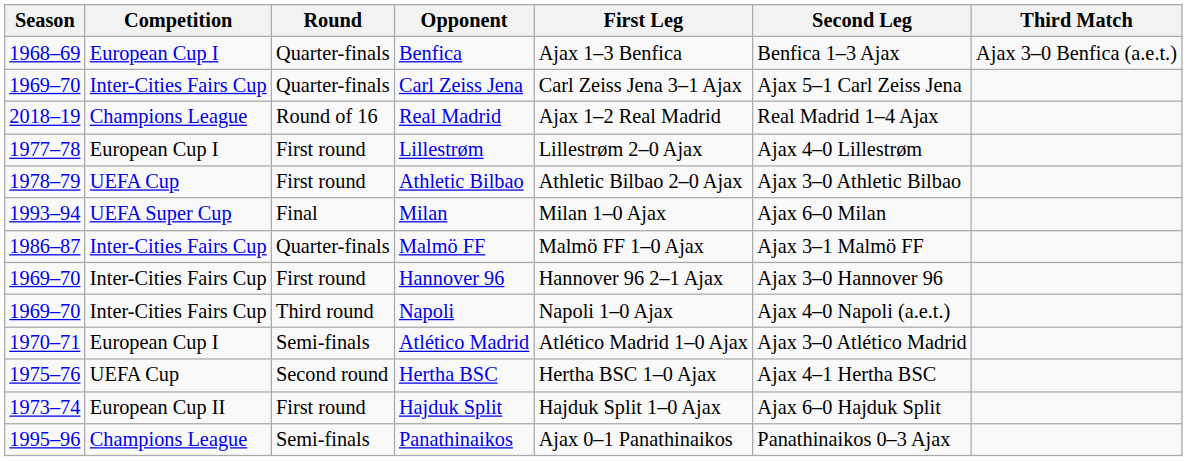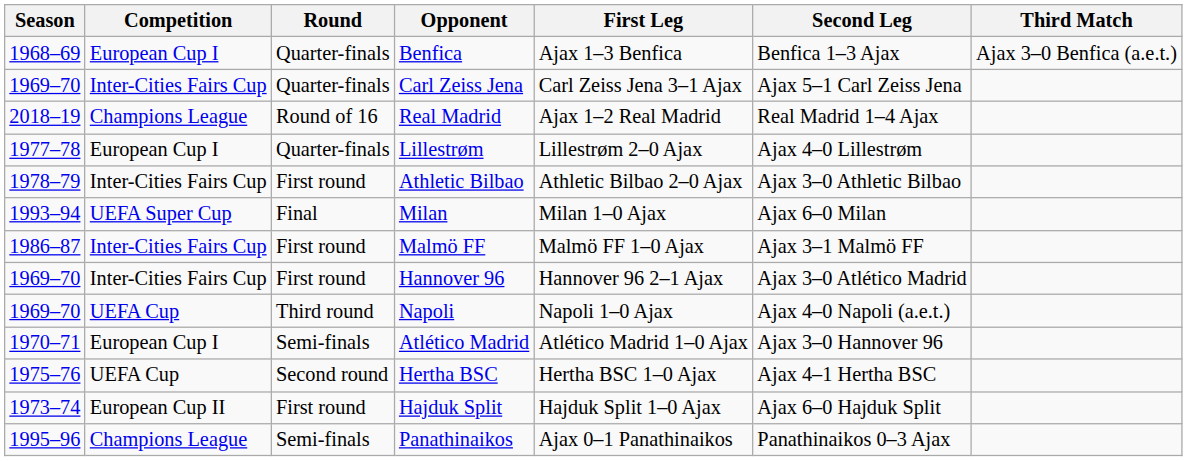(321, 149) First round -> (333, 149) Quarter-finals
(135, 181) UEFA Cup -> (178, 181) Inter-Cities Fairs Cup
(333, 246) Quarter-finals -> (321, 246) First round
(850, 278) Ajax 3–0 Hannover 96 -> (862, 278) Ajax 3–0 Atlético Madrid
(178, 310) Inter-Cities Fairs Cup -> (135, 310) UEFA Cup
(862, 342) Ajax 3–0 Atlético Madrid -> (850, 342) Ajax 3–0 Hannover 96
